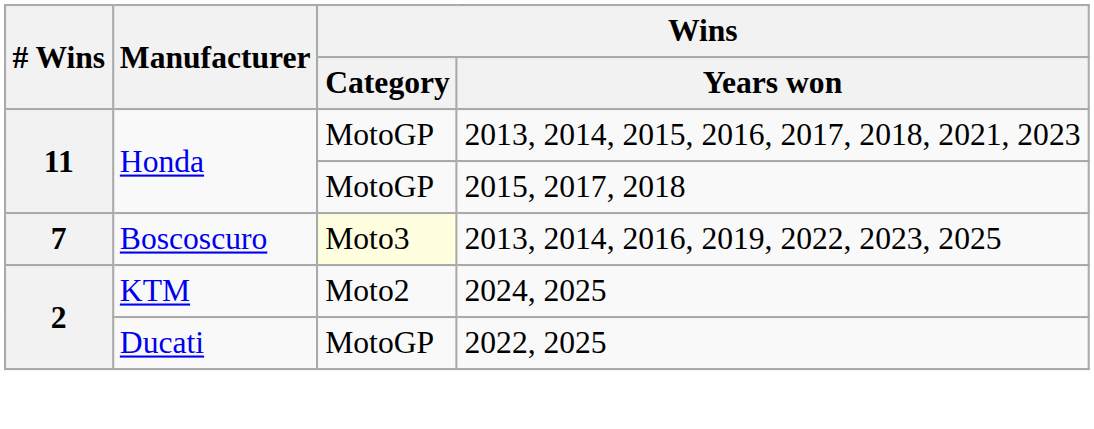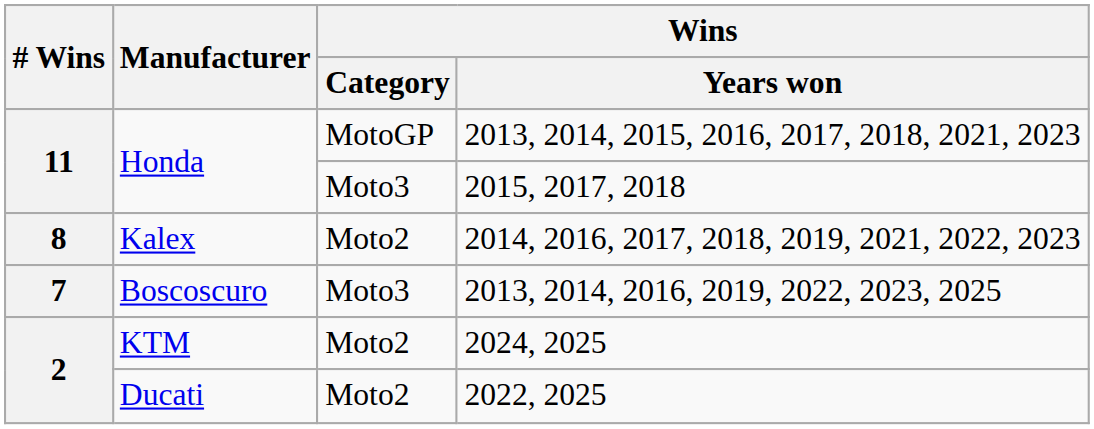(380, 187) MotoGP -> (367, 187) Moto3
+ row: (772, 239)
(367, 239) lightyellow background -> (367, 291) no background
(380, 343) MotoGP -> (367, 395) Moto2
